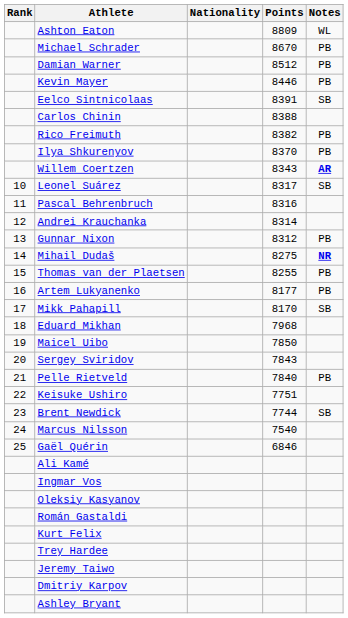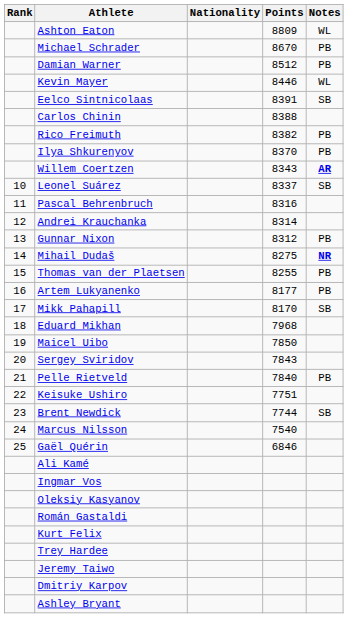(325, 83) PB -> (325, 83) WL
(284, 187) 8317 -> (284, 187) 8337
